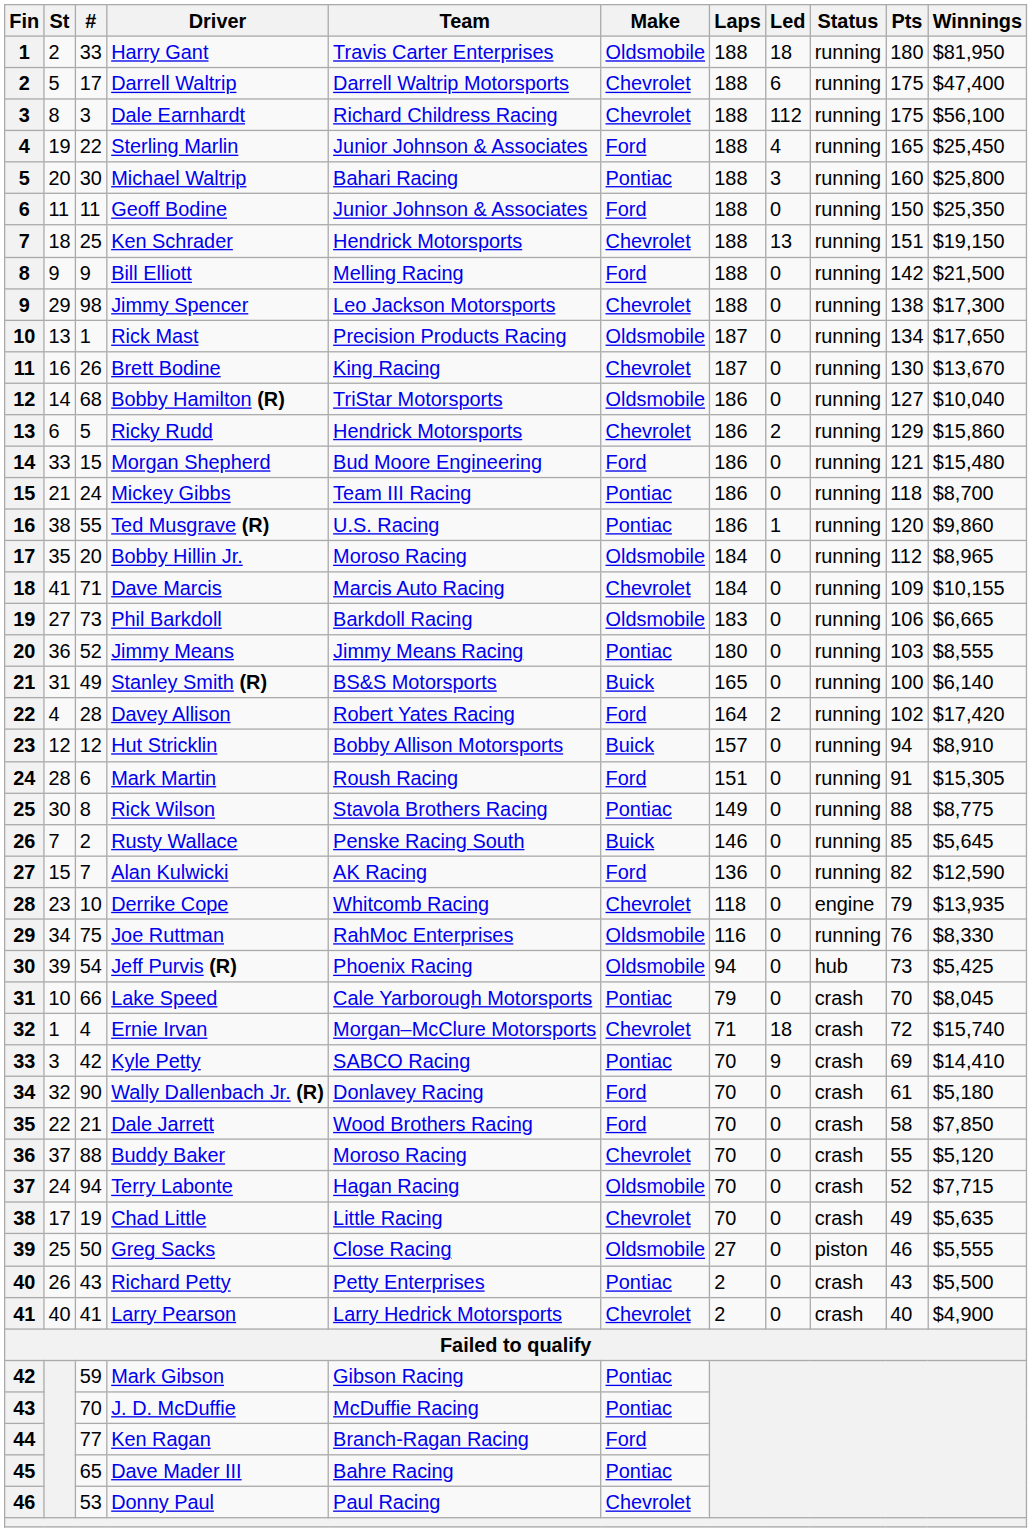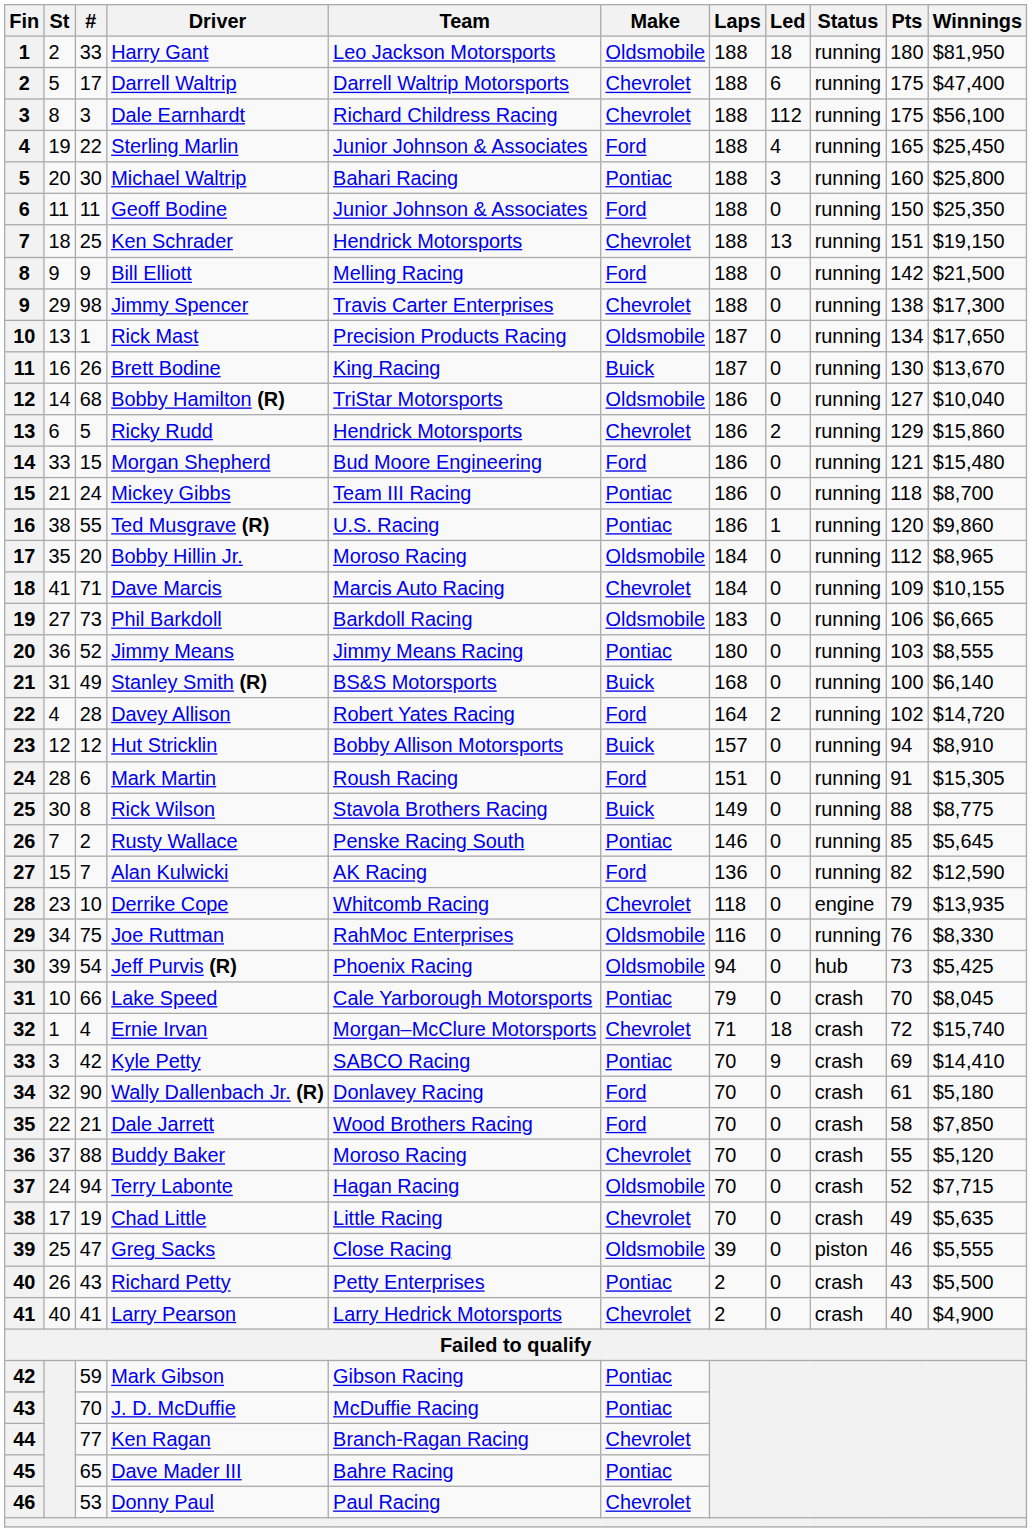(443, 52) Travis Carter Enterprises -> (444, 52) Leo Jackson Motorsports
(444, 304) Leo Jackson Motorsports -> (443, 304) Travis Carter Enterprises
(648, 367) Chevrolet -> (630, 367) Buick
(731, 683) 165 -> (731, 683) 168
(969, 714) $17,420 -> (969, 714) $14,720
(639, 809) Pontiac -> (630, 809) Buick
(630, 840) Buick -> (639, 840) Pontiac
(91, 1250) 50 -> (91, 1250) 47
(725, 1250) 27 -> (725, 1250) 39
(626, 1439) Ford -> (648, 1439) Chevrolet
